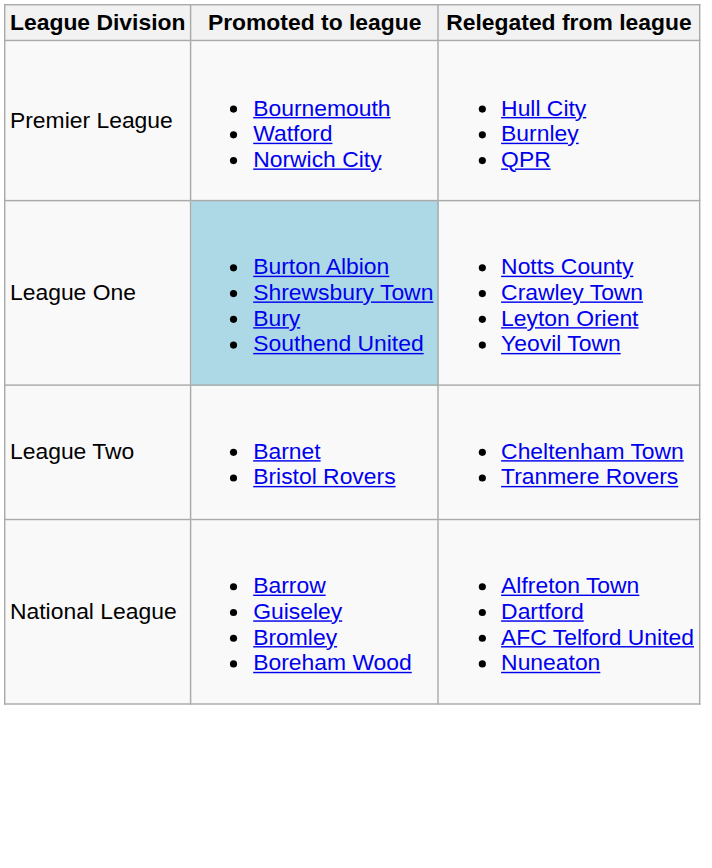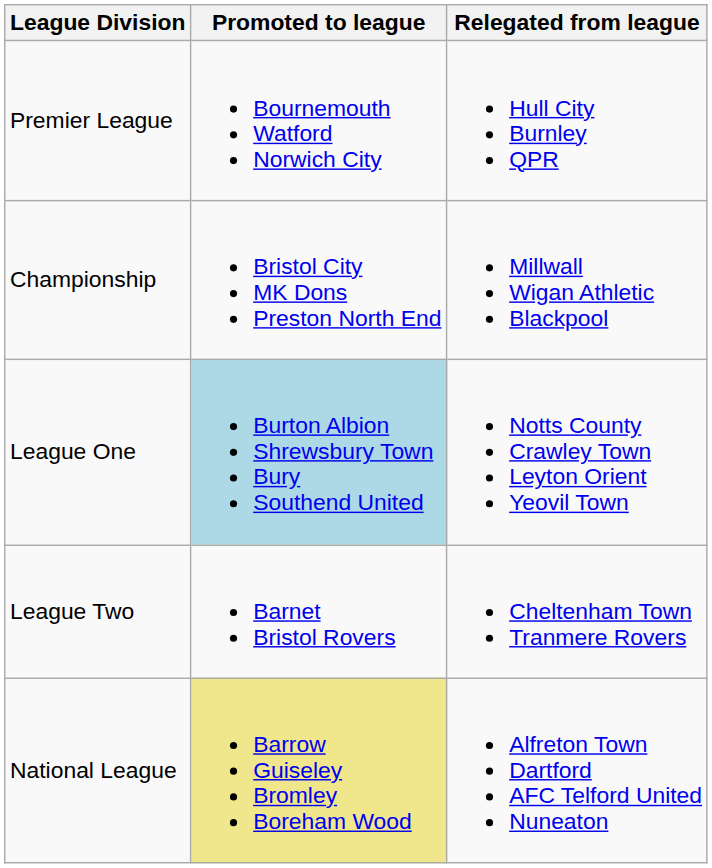+ row: (83, 279)
(315, 624) no background -> (319, 783) khaki background
